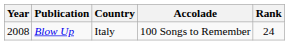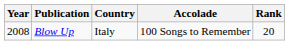(269, 31) 24 -> (269, 31) 20
